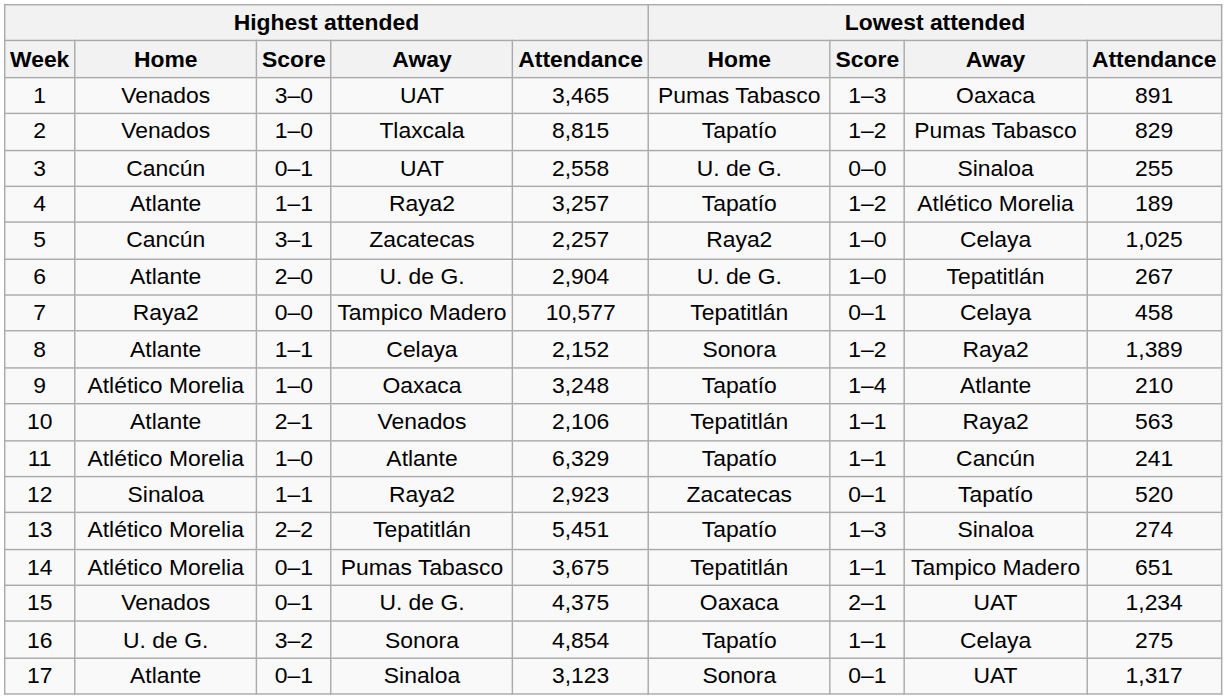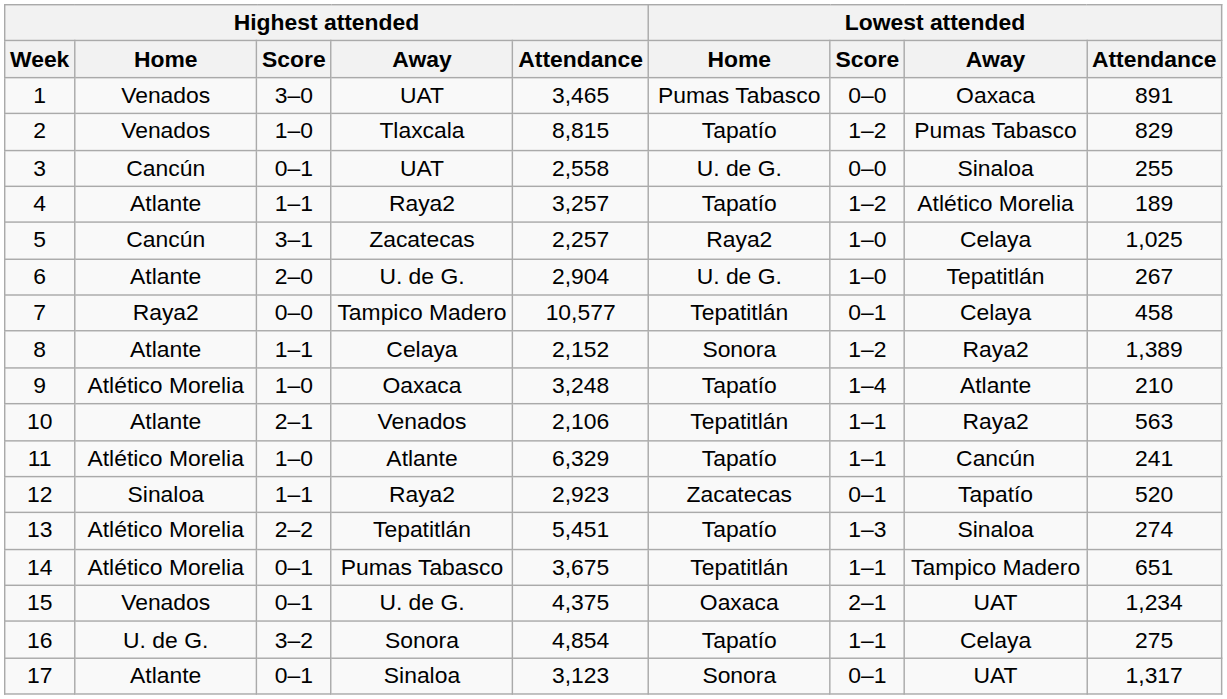(867, 95) 1–3 -> (867, 95) 0–0
